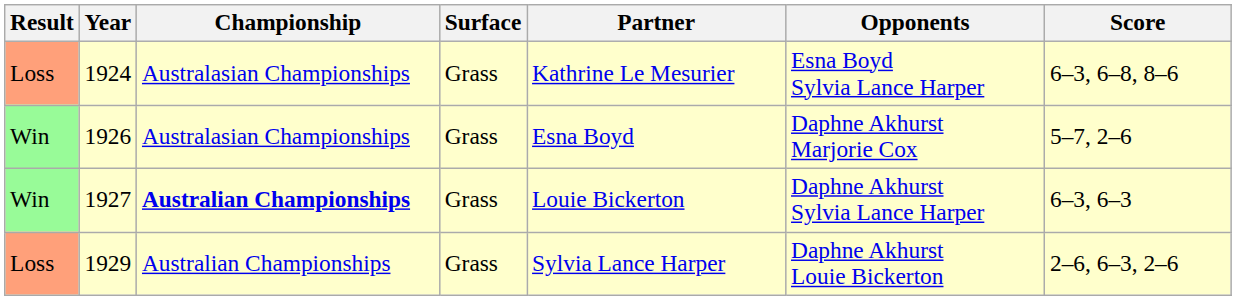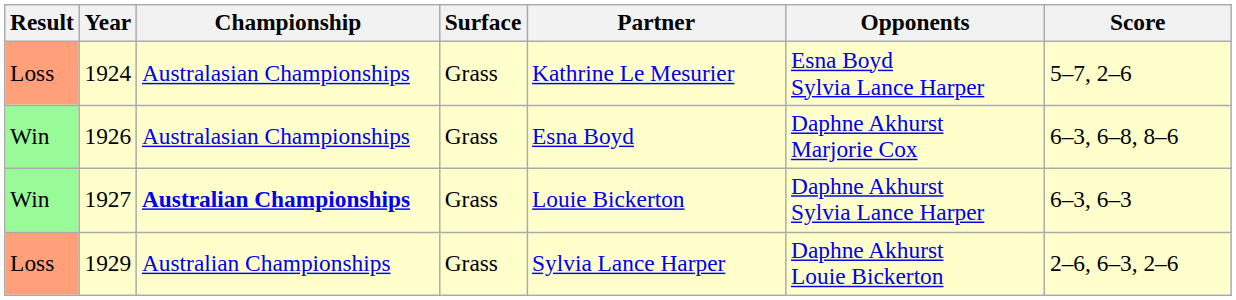(1114, 73) 6–3, 6–8, 8–6 -> (1091, 73) 5–7, 2–6
(1091, 136) 5–7, 2–6 -> (1114, 136) 6–3, 6–8, 8–6
